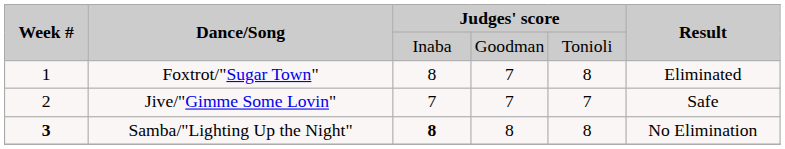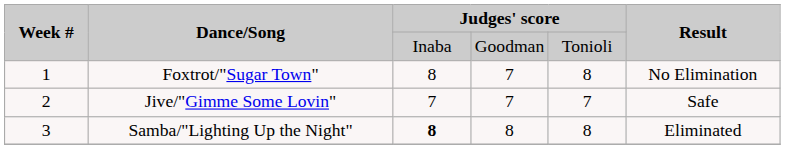(703, 74) Eliminated -> (703, 74) No Elimination
(46, 130) bold -> (46, 130) normal
(703, 130) No Elimination -> (703, 130) Eliminated
